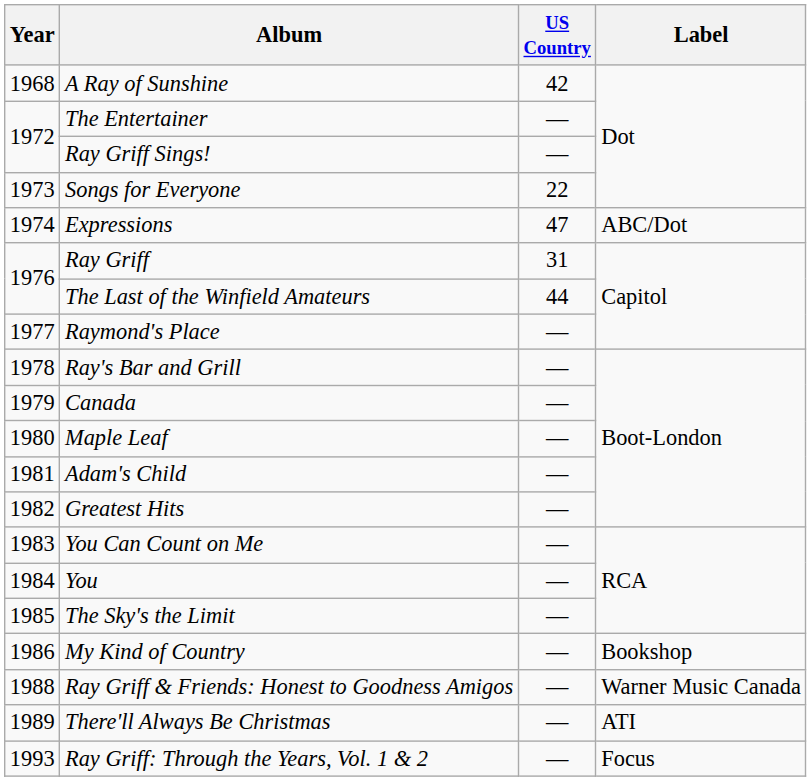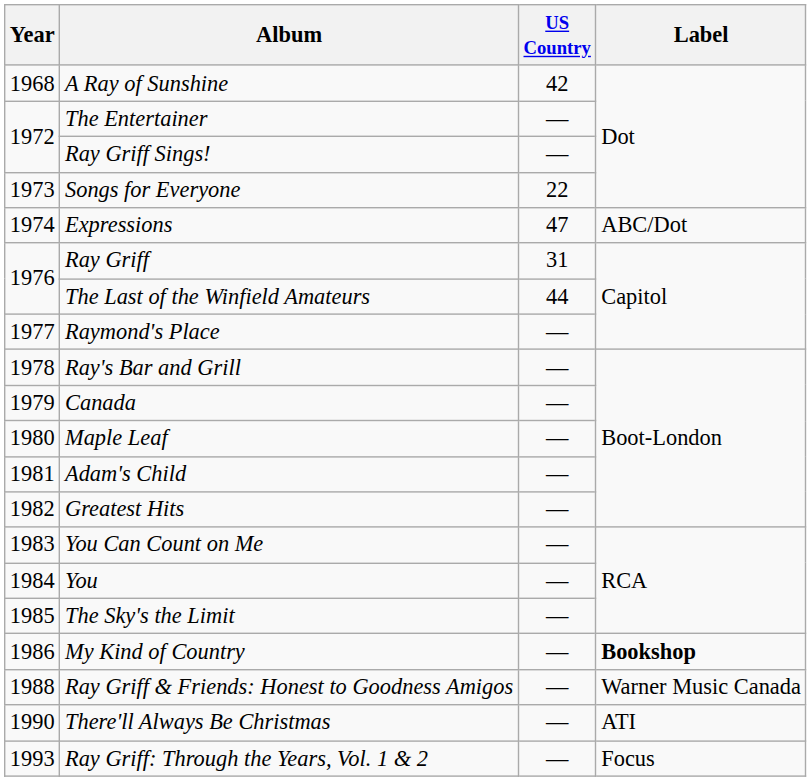(647, 651) normal -> (649, 651) bold
(32, 722) 1989 -> (32, 722) 1990
